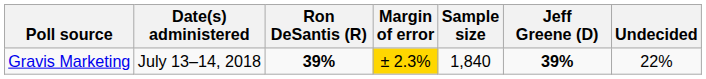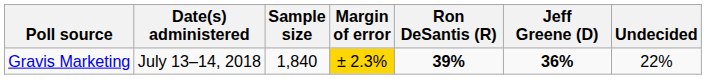columns swapped: (470, 26) <-> (319, 26)
(557, 61) 39% -> (557, 61) 36%
